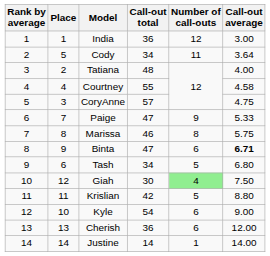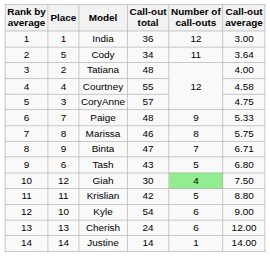(148, 117) 47 -> (148, 117) 48
(196, 149) 6 -> (196, 149) 7
(244, 149) bold -> (244, 149) normal
(148, 165) 34 -> (148, 165) 43
(148, 228) 36 -> (148, 228) 24
